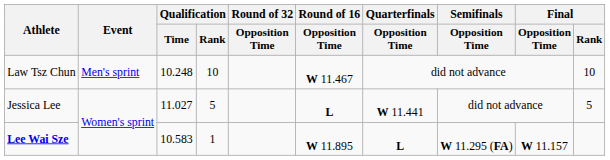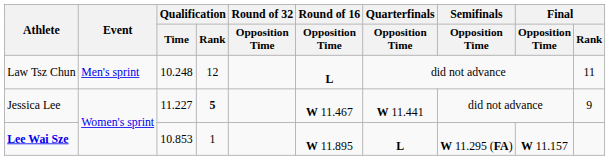(212, 72) 10 -> (212, 72) 12
(329, 79) W 11.467 -> (329, 79) L
(589, 72) 10 -> (589, 72) 11
(177, 106) 11.027 -> (177, 106) 11.227
(212, 106) normal -> (212, 106) bold
(329, 113) L -> (329, 113) W 11.467
(589, 106) 5 -> (589, 106) 9
(177, 139) 10.583 -> (177, 139) 10.853
